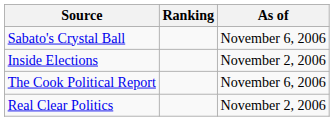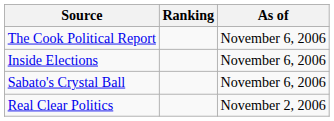rows swapped: (82, 82) <-> (66, 37)
(273, 60) November 2, 2006 -> (273, 60) November 6, 2006
